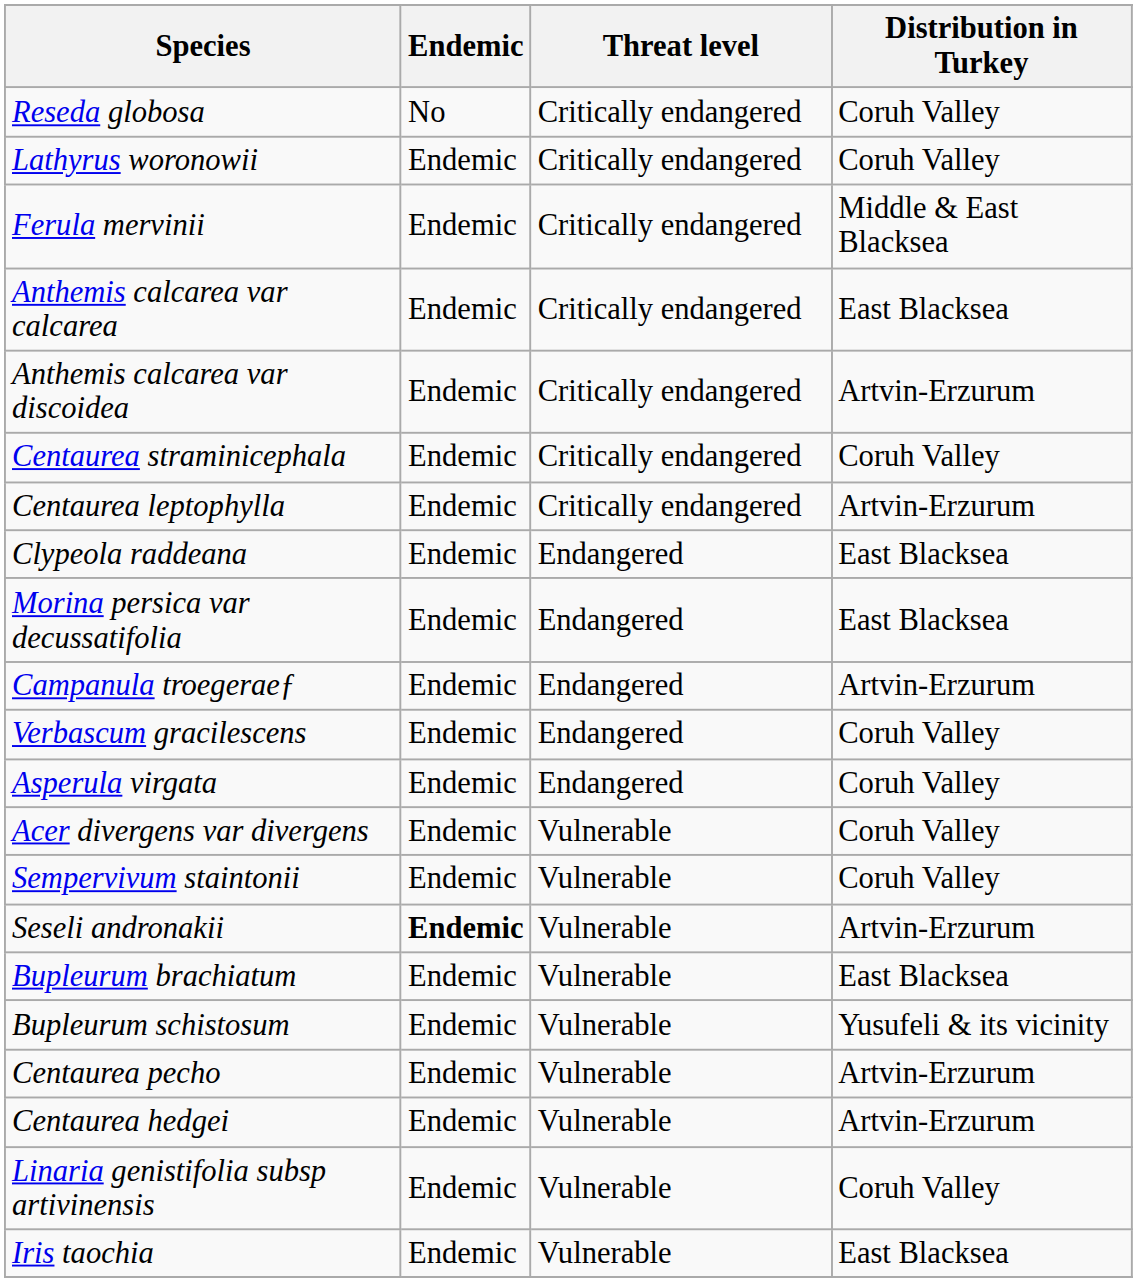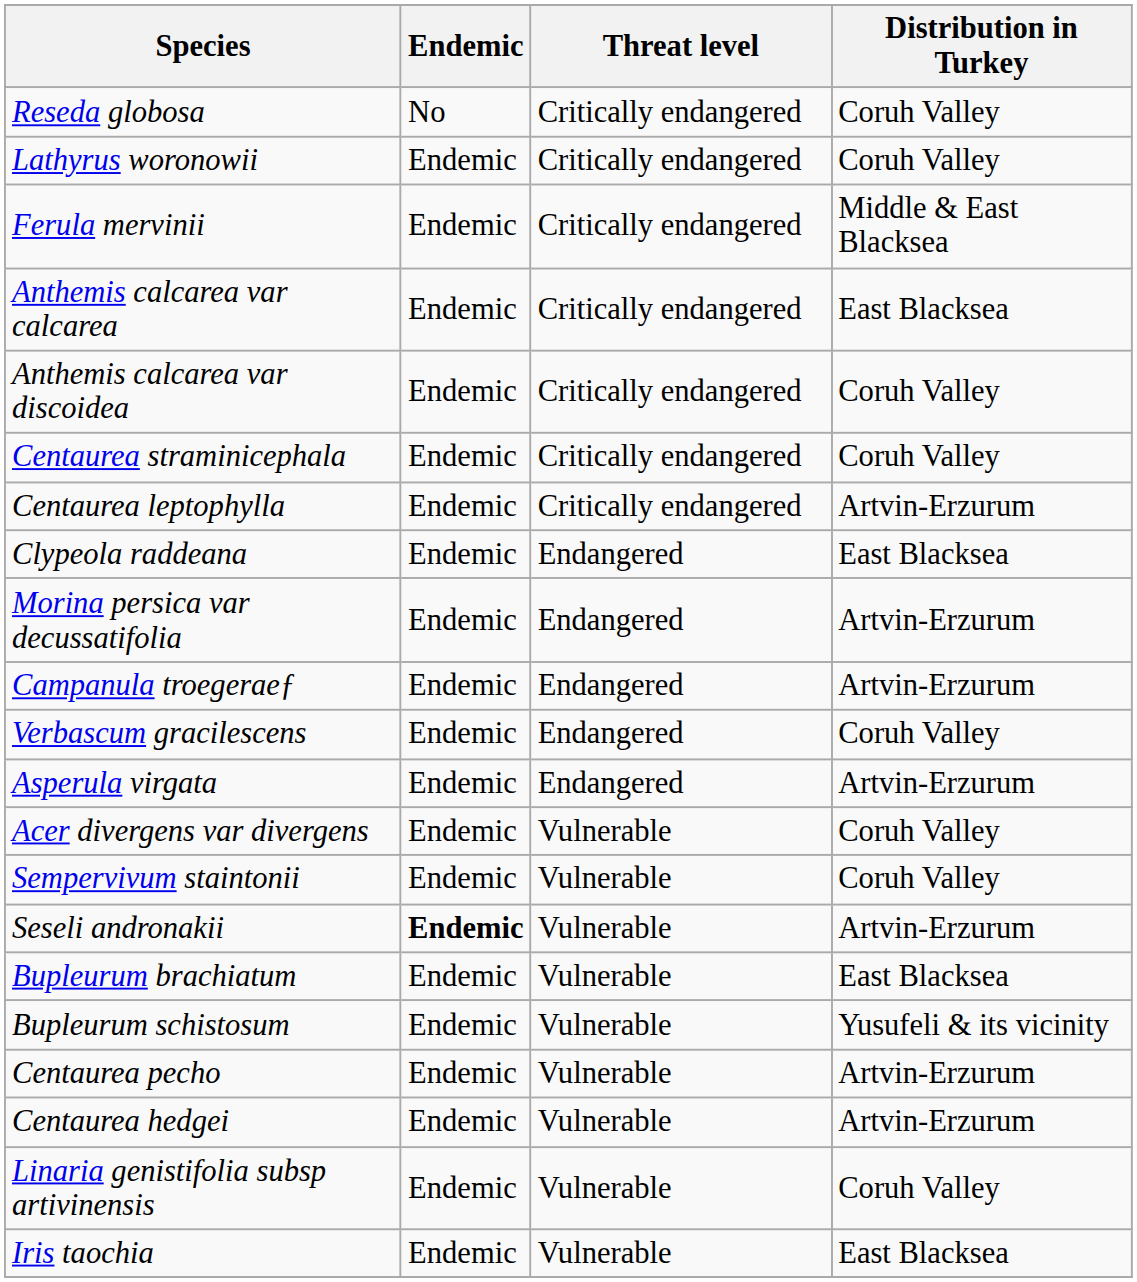(937, 391) Artvin-Erzurum -> (919, 391) Coruh Valley
(924, 619) East Blacksea -> (937, 619) Artvin-Erzurum
(919, 782) Coruh Valley -> (937, 782) Artvin-Erzurum
